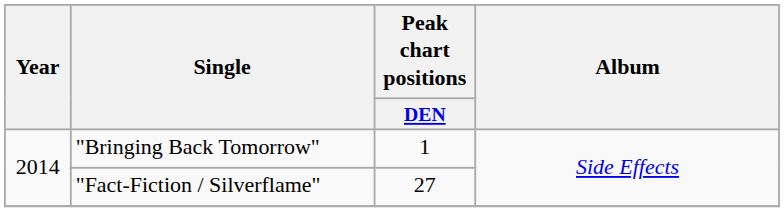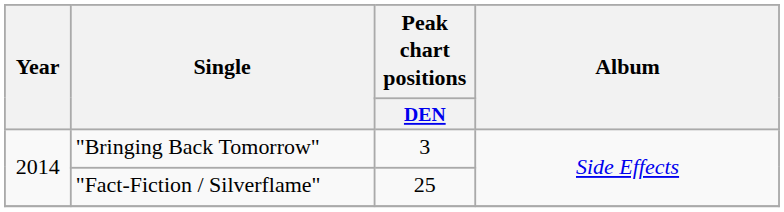(425, 148) 1 -> (425, 148) 3
(425, 186) 27 -> (425, 186) 25
